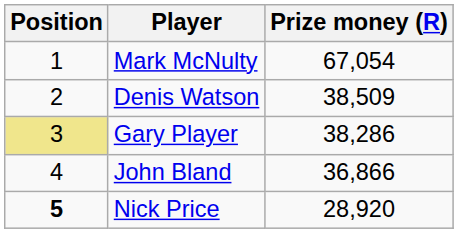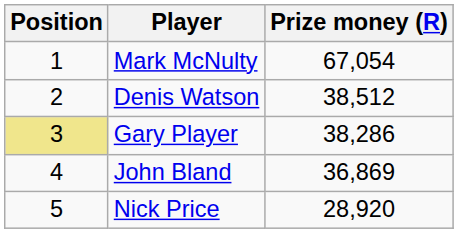(359, 97) 38,509 -> (359, 97) 38,512
(359, 172) 36,866 -> (359, 172) 36,869
(57, 209) bold -> (57, 209) normal
